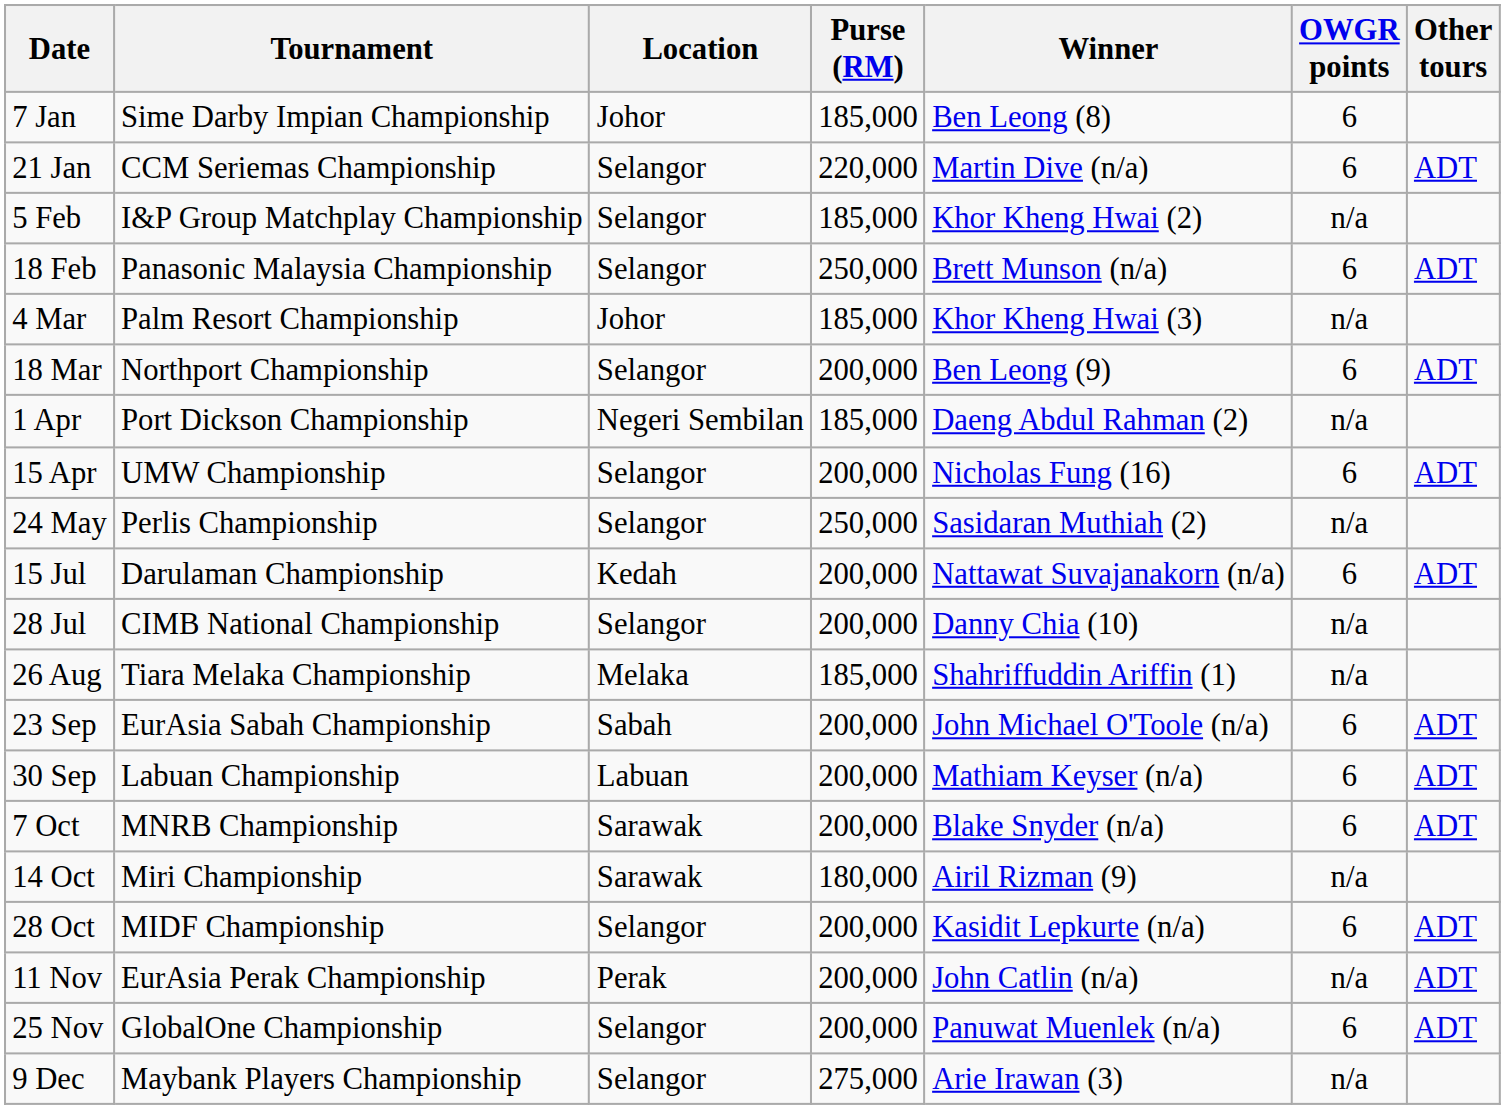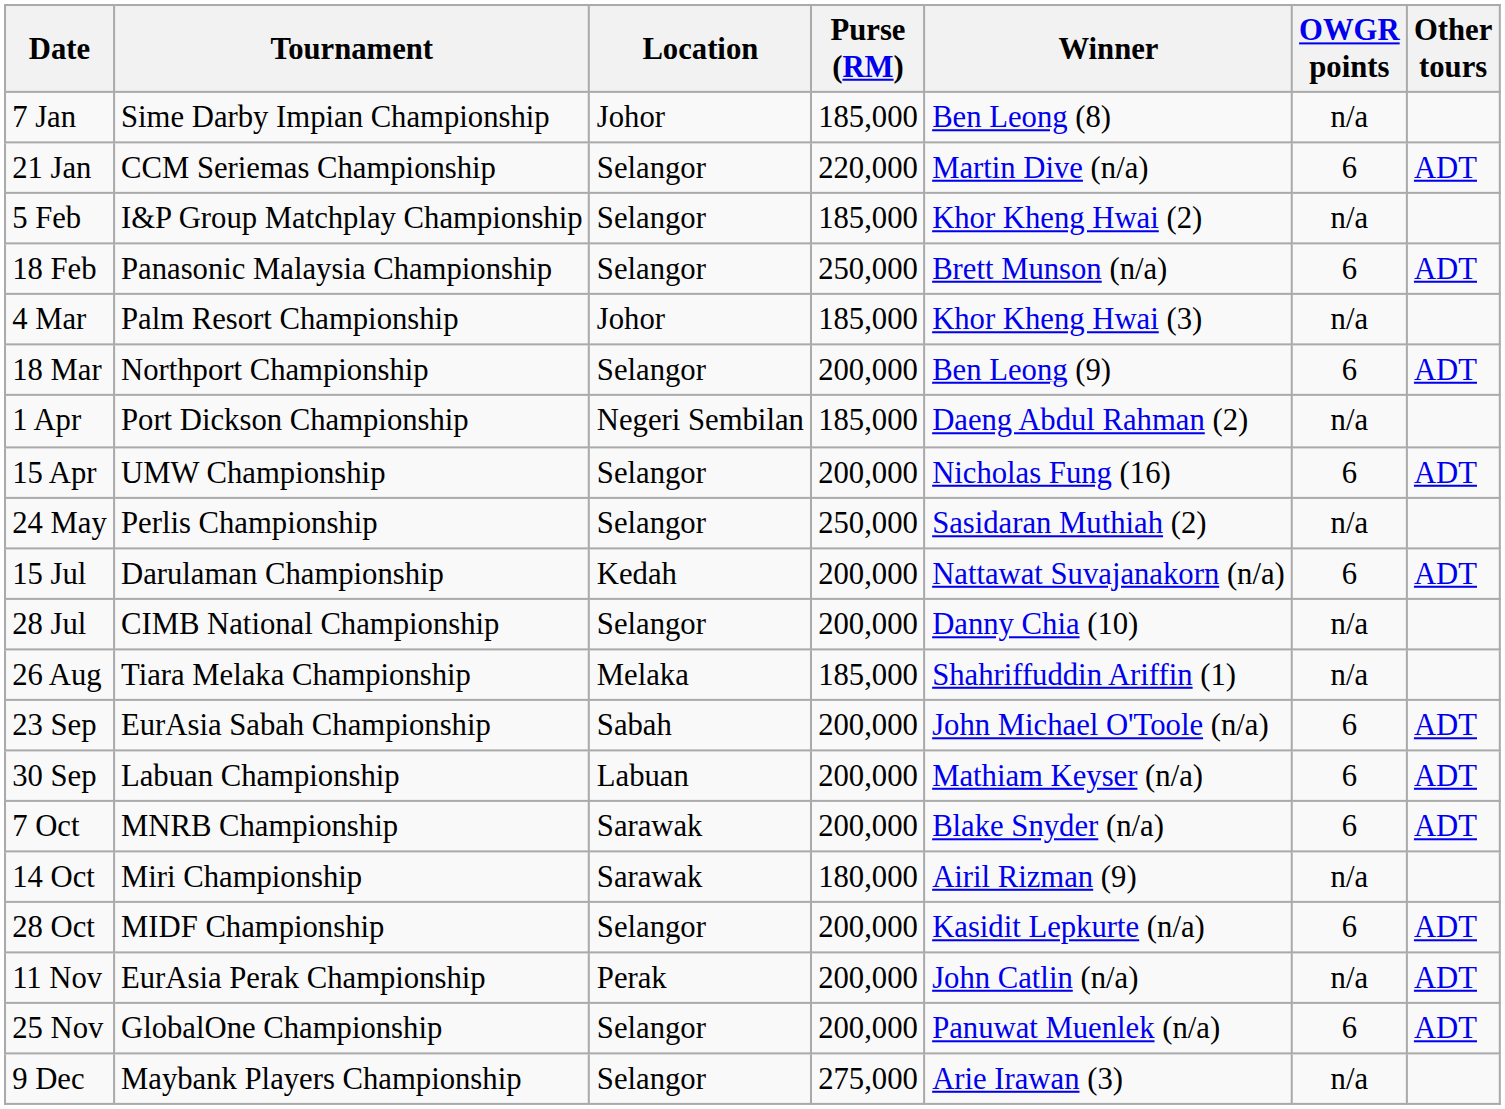(1349, 116) 6 -> (1349, 116) n/a
